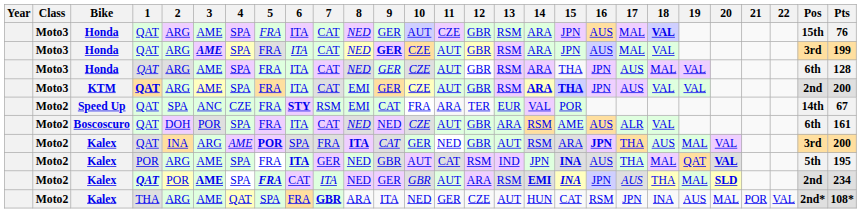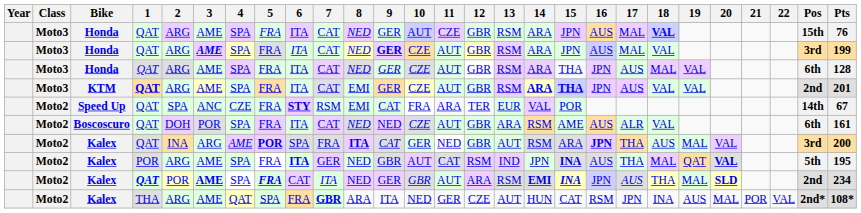(842, 87) 200 -> (842, 87) 201
